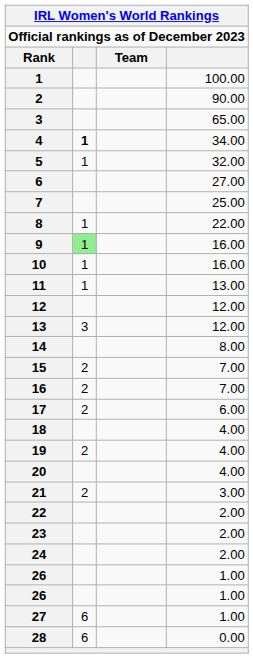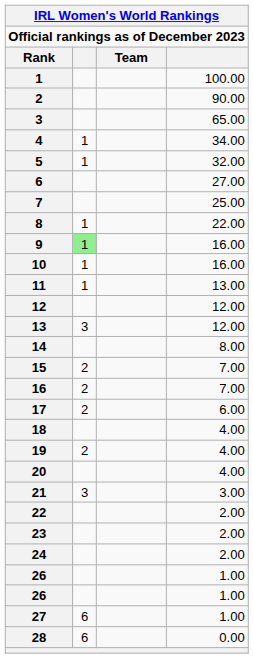(85, 140) bold -> (85, 140) normal
(85, 492) 2 -> (85, 492) 3
